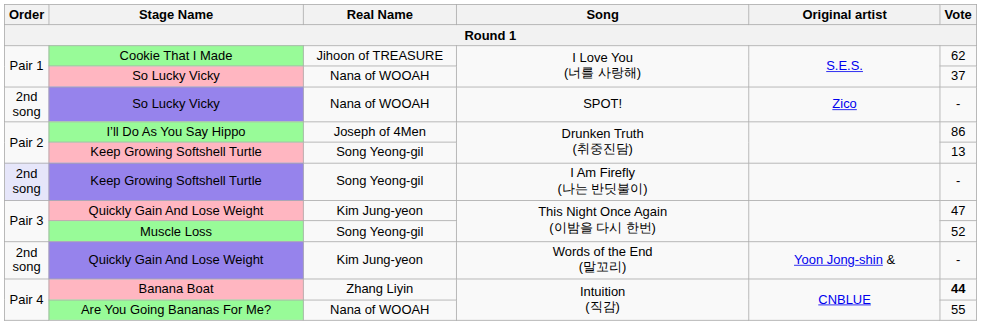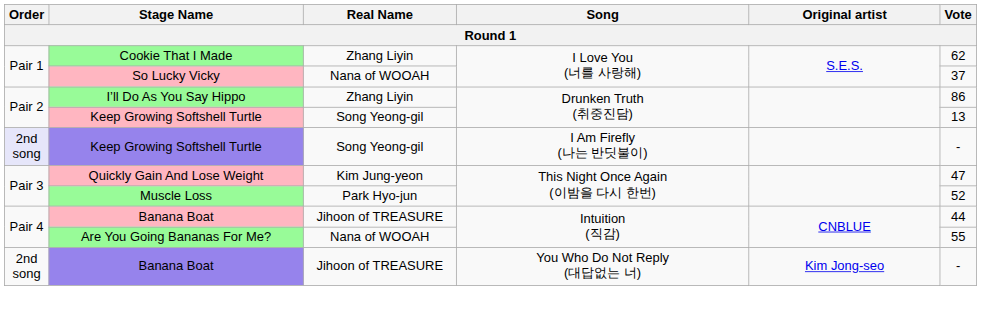(380, 55) Jihoon of TREASURE -> (380, 55) Zhang Liyin
- row: (176, 104)
(380, 132) Joseph of 4Men -> (380, 96) Zhang Liyin
(380, 231) Song Yeong-gil -> (380, 196) Park Hyo-jun
- row: (176, 260)
(380, 289) Zhang Liyin -> (380, 216) Jihoon of TREASURE
(958, 289) bold -> (958, 216) normal
+ row: (176, 266)
